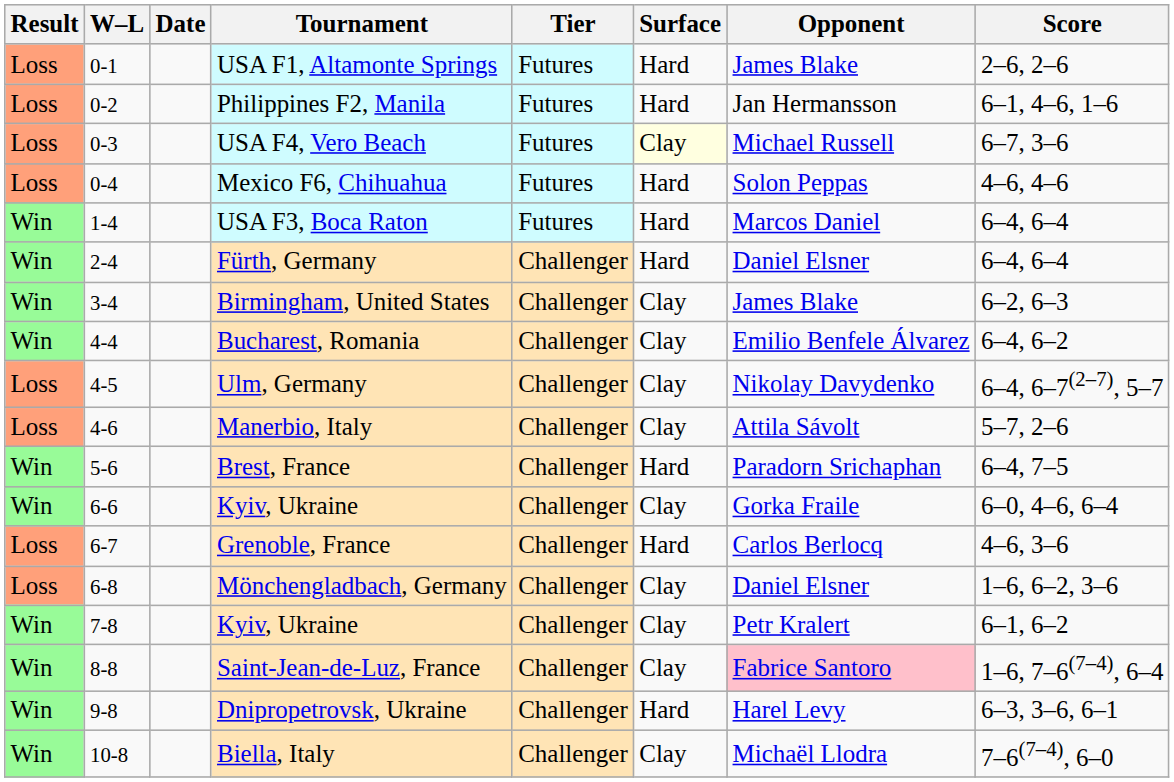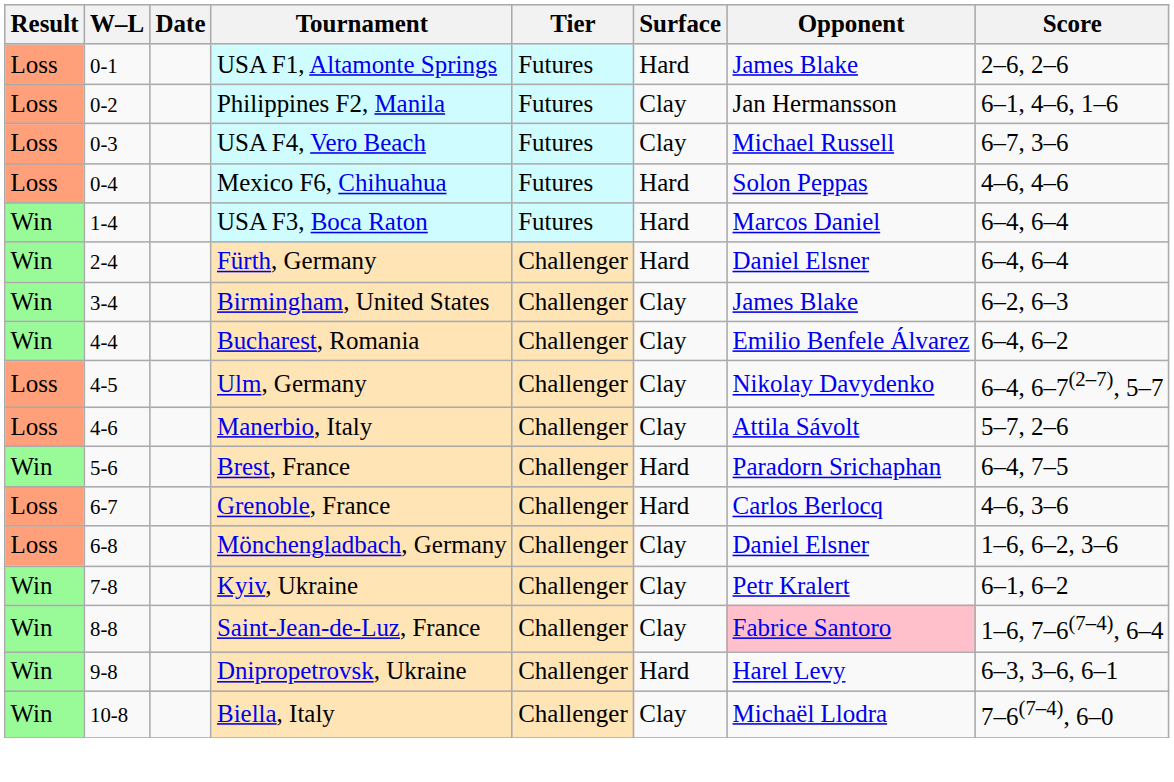(664, 103) Hard -> (663, 103) Clay
(663, 143) lightyellow background -> (663, 143) no background
- row: (104, 507)
